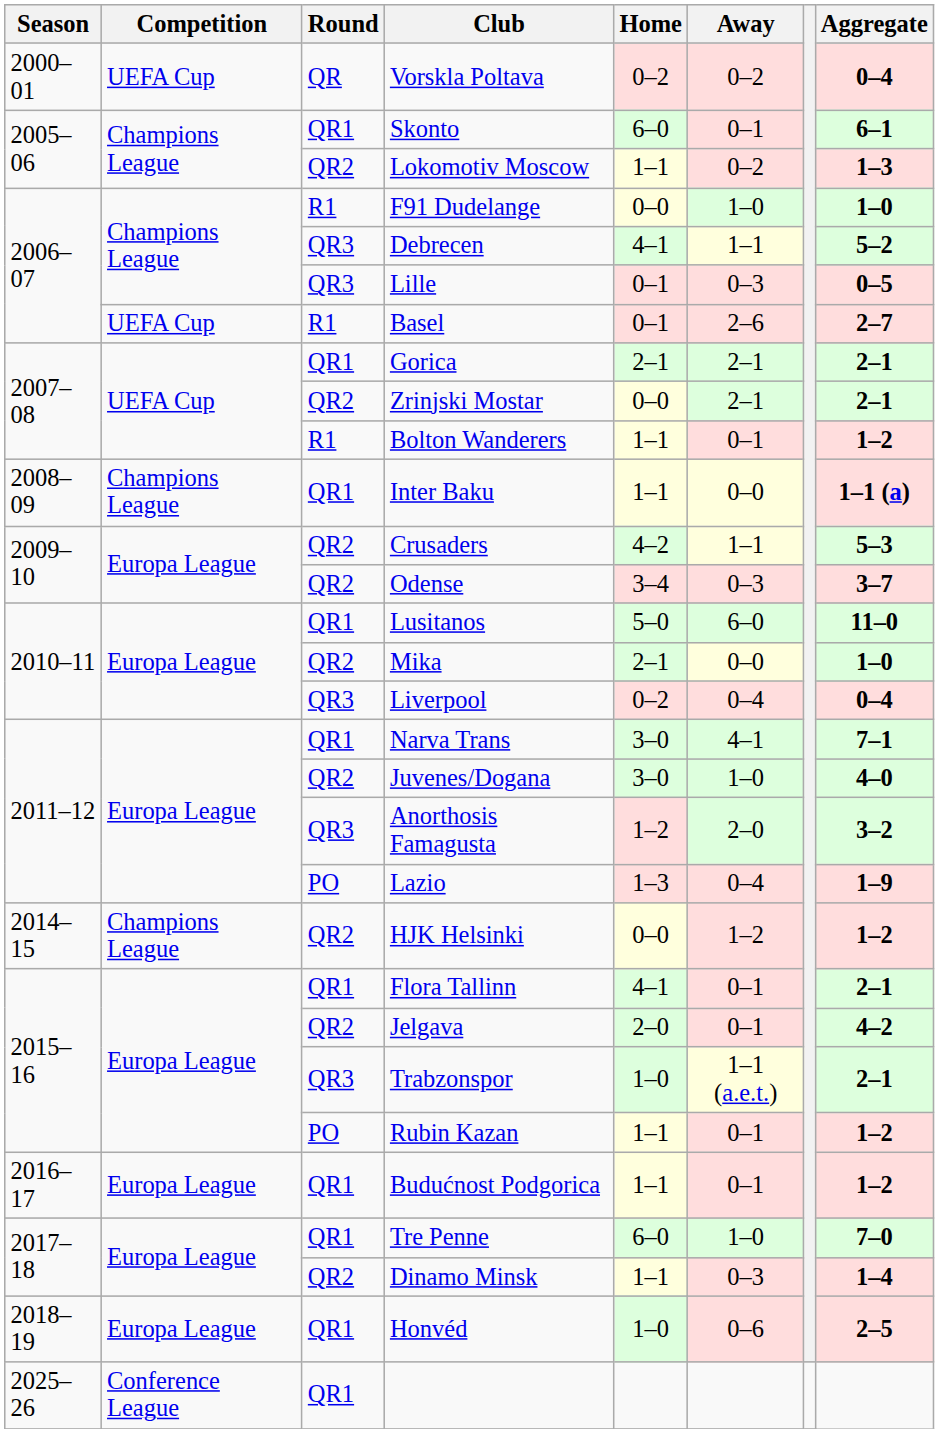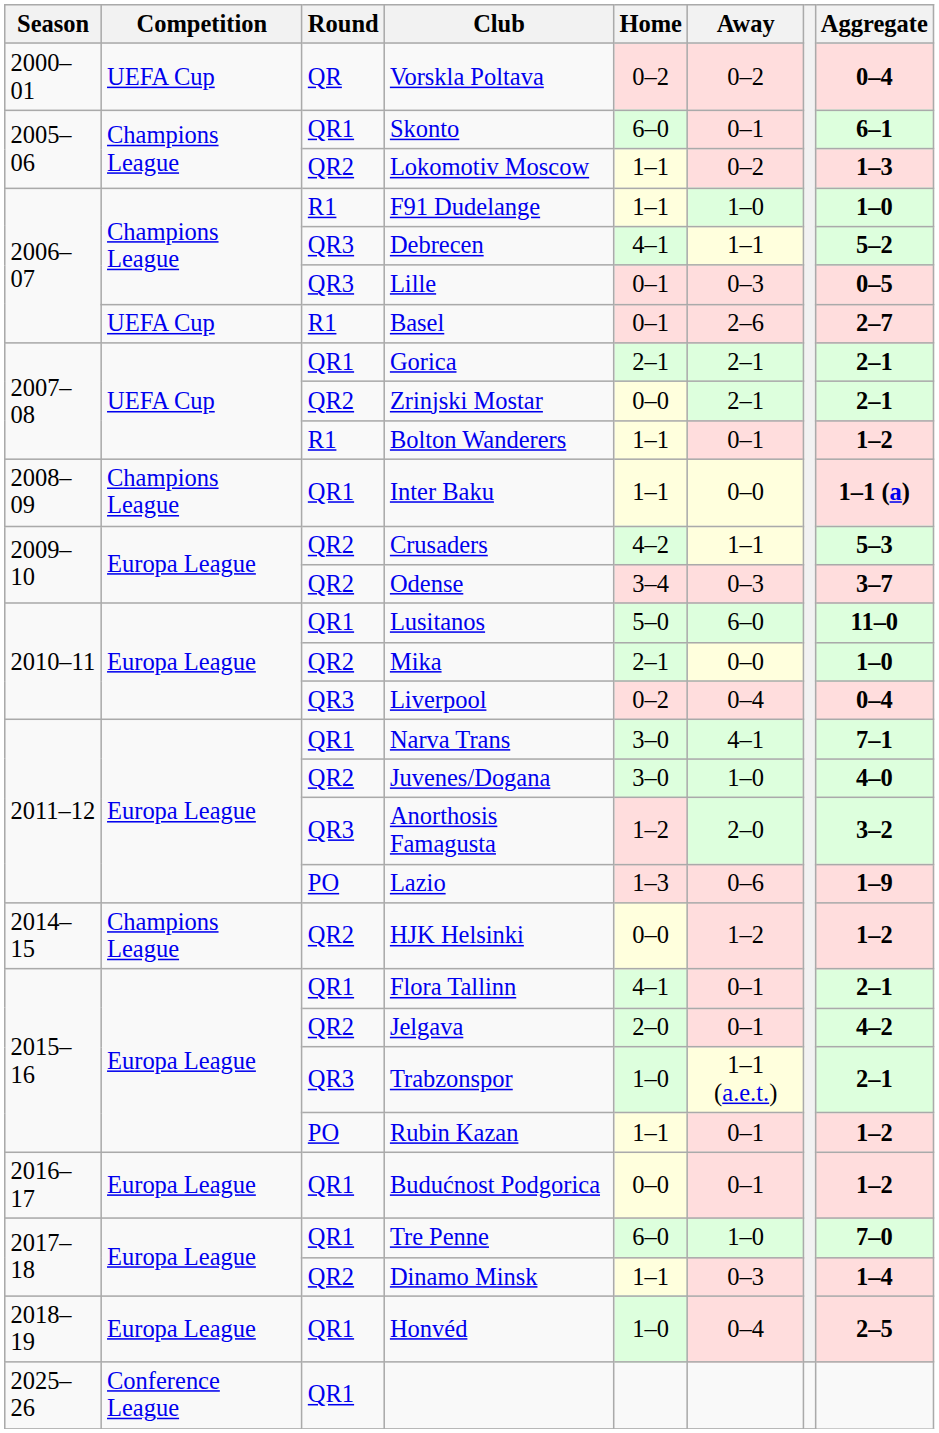(651, 206) 0–0 -> (651, 206) 1–1
(746, 883) 0–4 -> (746, 883) 0–6
(651, 1184) 1–1 -> (651, 1184) 0–0
(746, 1328) 0–6 -> (746, 1328) 0–4
